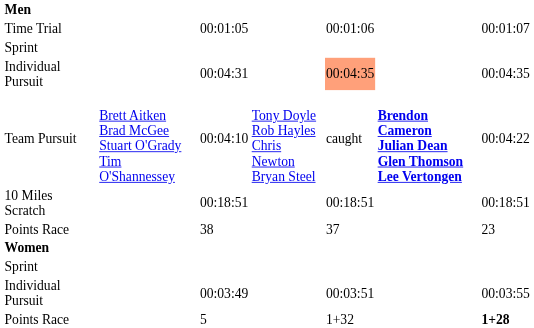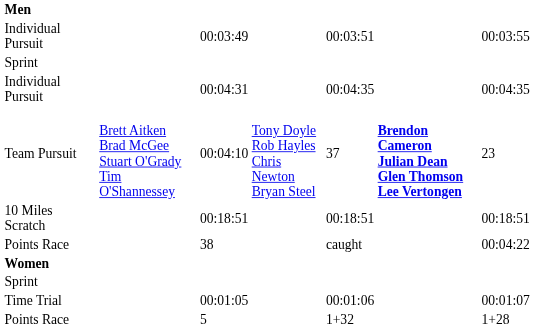rows swapped: (33, 28) <-> (33, 293)
(350, 74) lightsalmon background -> (350, 89) no background
(344, 138) caught -> (333, 153) 37
(506, 138) 00:04:22 -> (488, 153) 23
(333, 229) 37 -> (344, 244) caught
(488, 229) 23 -> (506, 244) 00:04:22
(496, 319) bold -> (496, 319) normal
